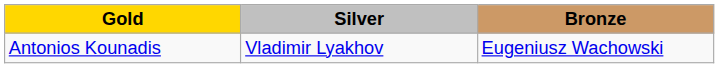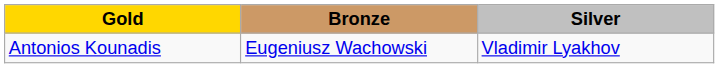columns swapped: (359, 18) <-> (596, 18)
